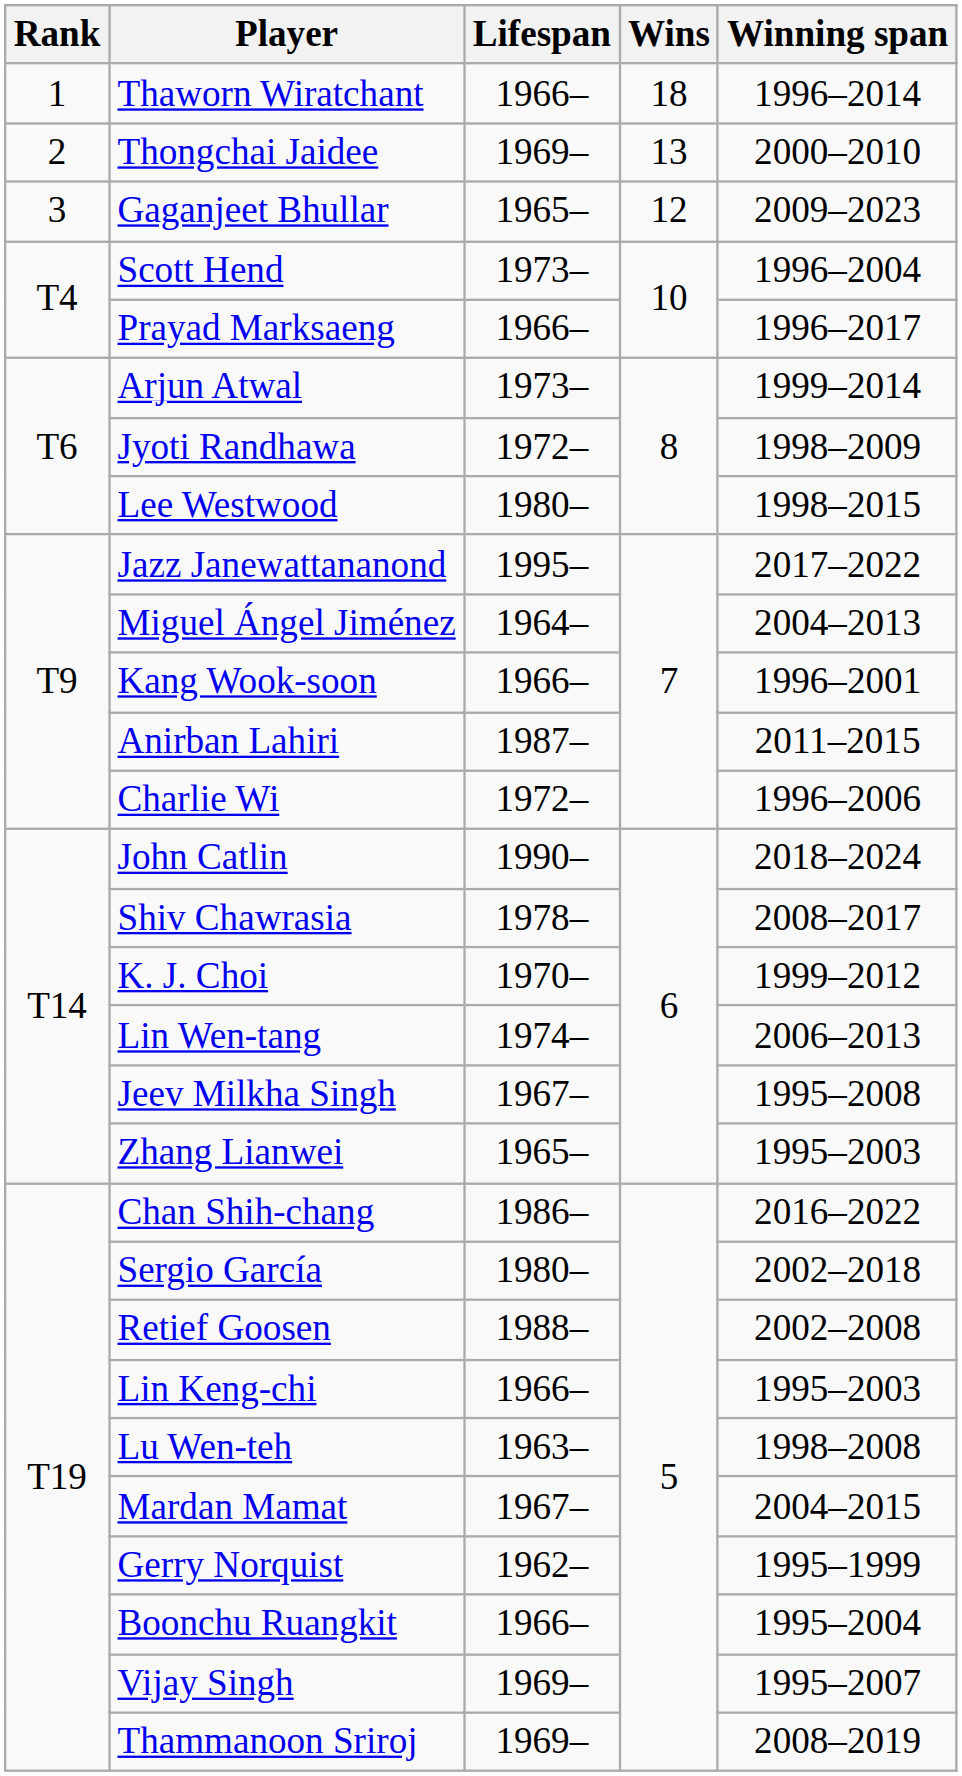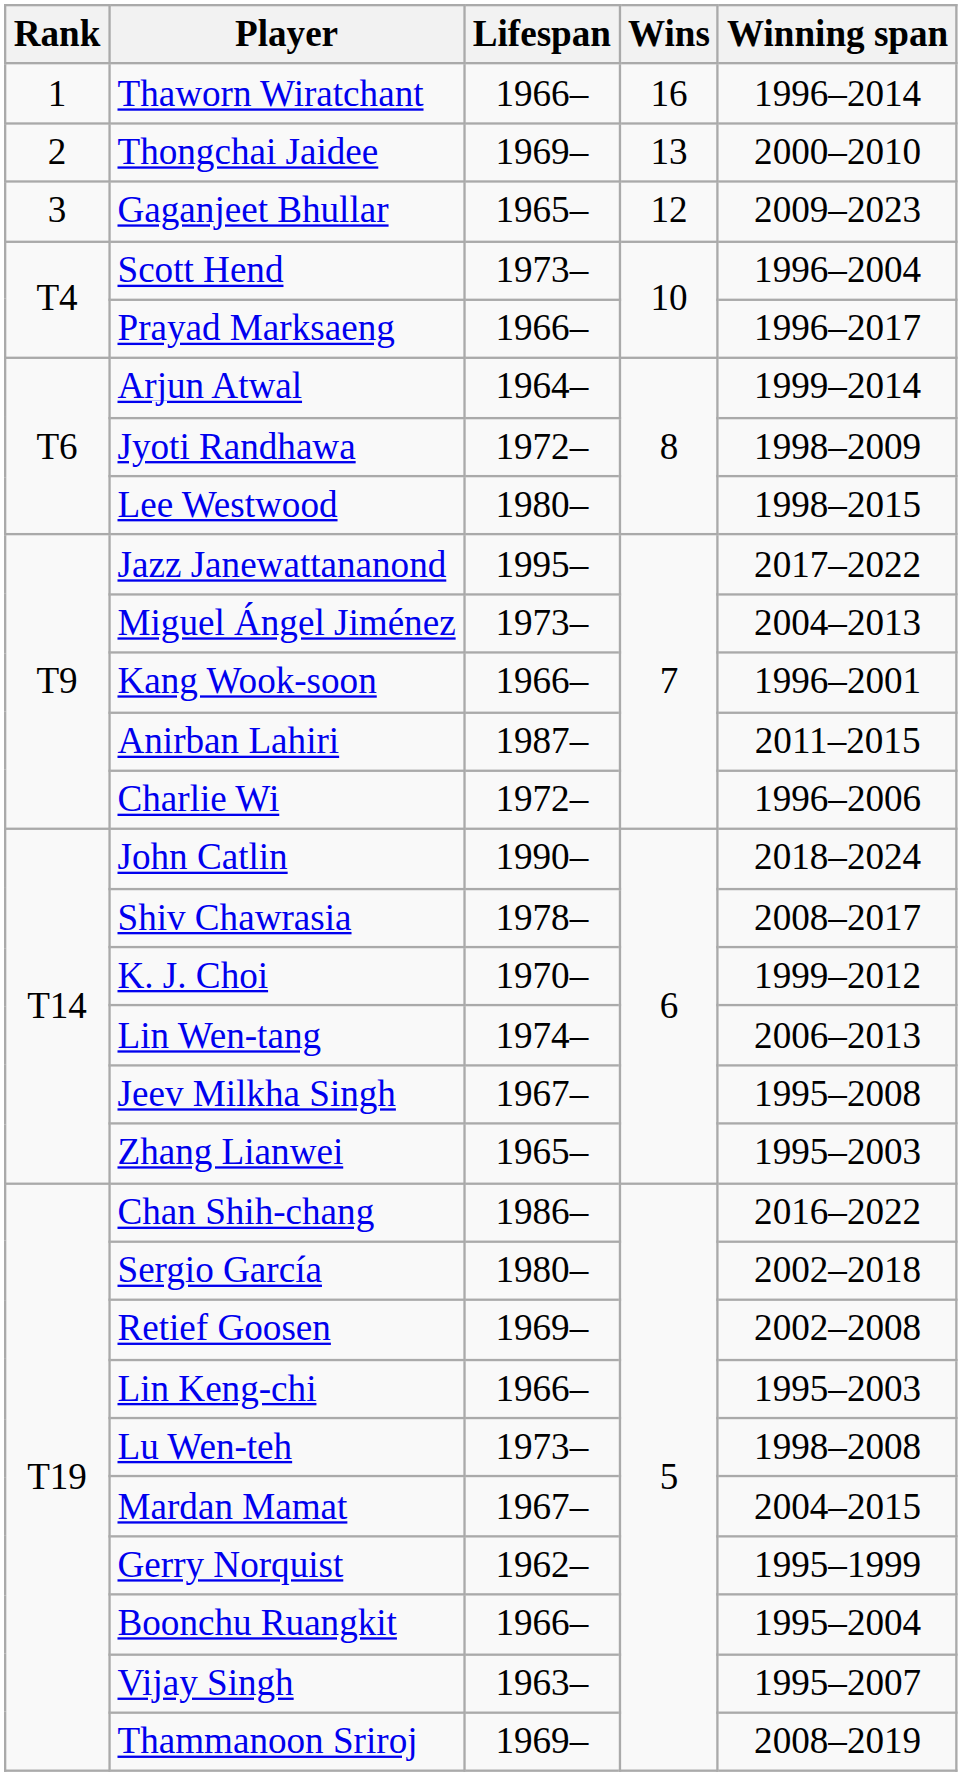(669, 92) 18 -> (669, 92) 16
(542, 387) 1973– -> (542, 387) 1964–
(542, 622) 1964– -> (542, 622) 1973–
(542, 1329) 1988– -> (542, 1329) 1969–
(542, 1446) 1963– -> (542, 1446) 1973–
(542, 1682) 1969– -> (542, 1682) 1963–
